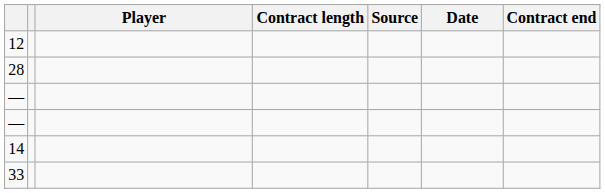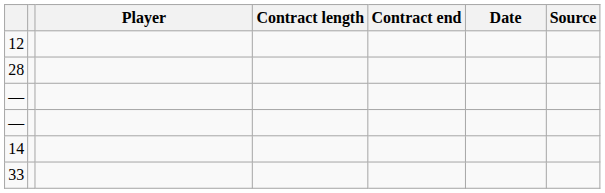columns swapped: (551, 17) <-> (395, 17)
